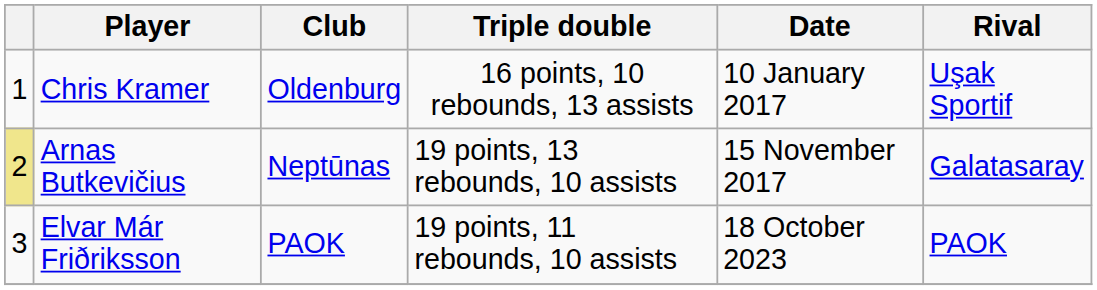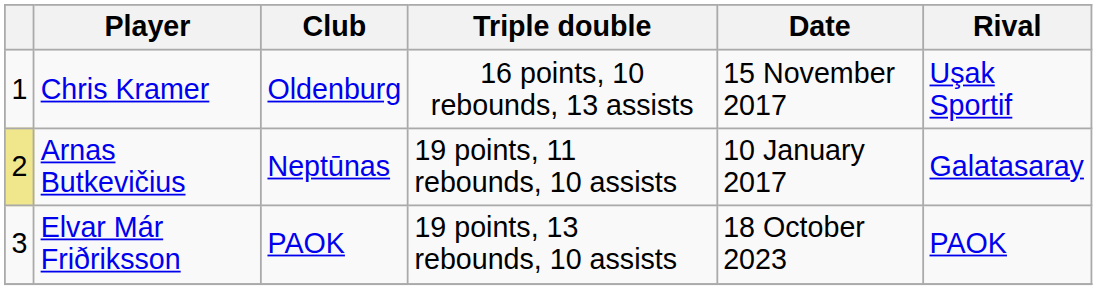(794, 88) 10 January 2017 -> (809, 88) 15 November 2017
(546, 166) 19 points, 13 rebounds, 10 assists -> (546, 166) 19 points, 11 rebounds, 10 assists
(809, 166) 15 November 2017 -> (794, 166) 10 January 2017
(546, 244) 19 points, 11 rebounds, 10 assists -> (546, 244) 19 points, 13 rebounds, 10 assists
